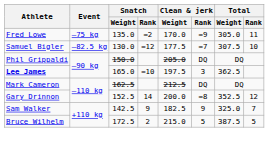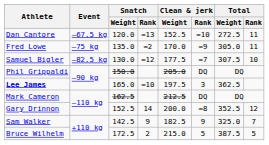+ row: (30, 34)
